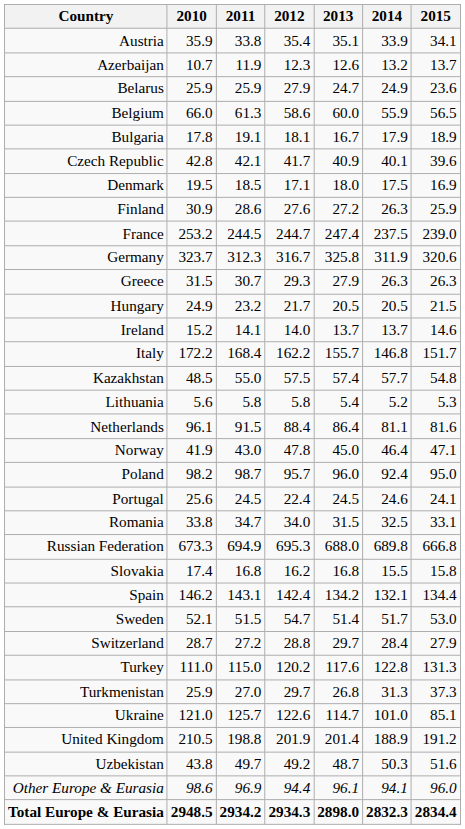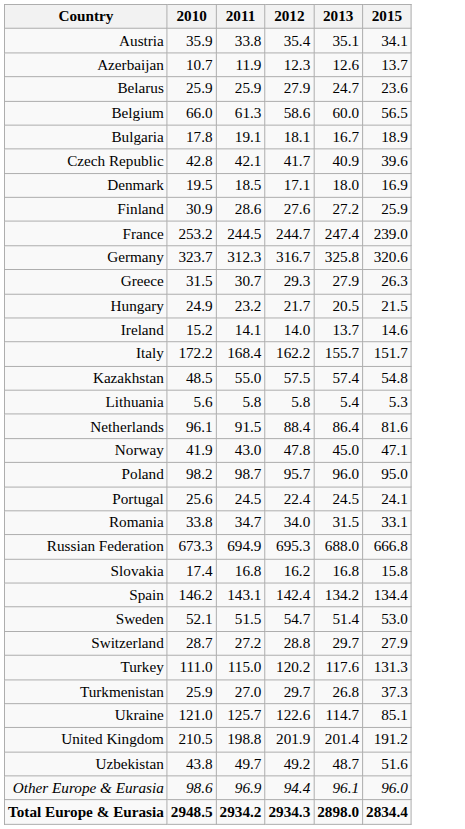- column: (387, 16)
